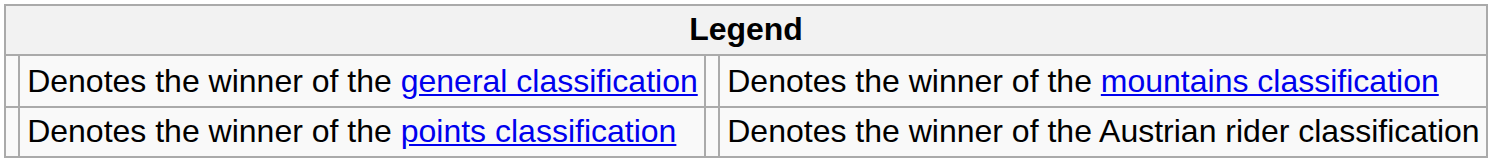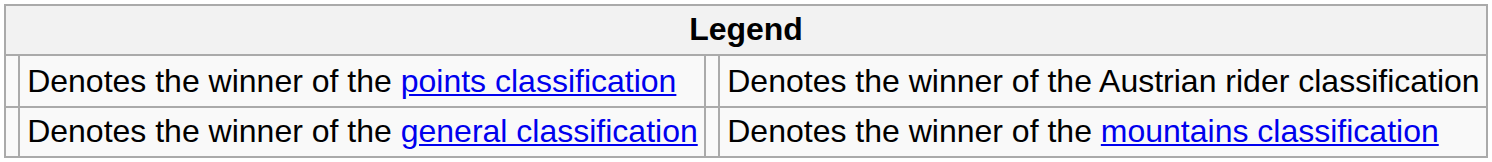rows swapped: (362, 80) <-> (352, 131)
